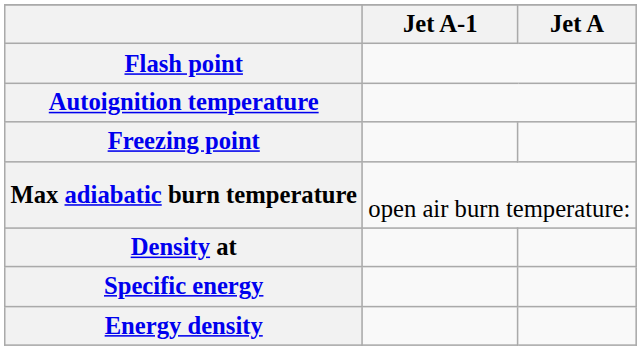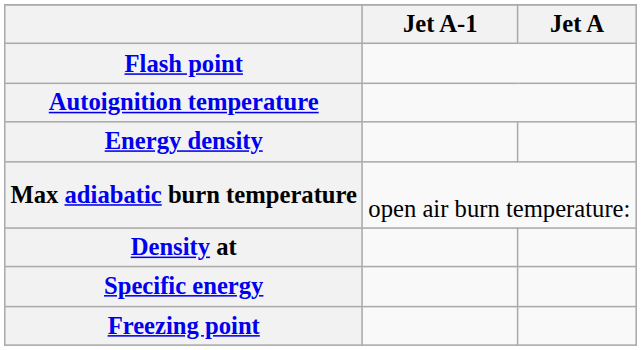rows swapped: (184, 141) <-> (184, 325)
